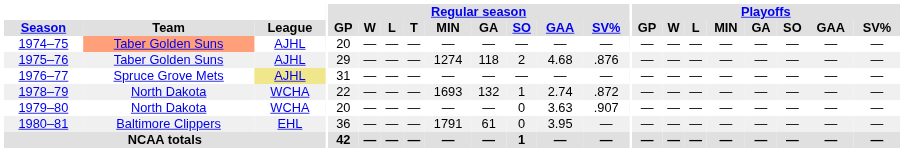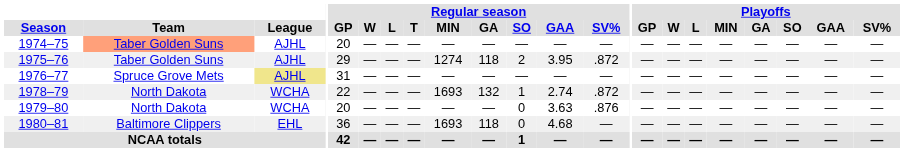(560, 60) 4.68 -> (560, 60) 3.95
(606, 60) .876 -> (606, 60) .872
(606, 108) .907 -> (606, 108) .876
(448, 124) 1791 -> (448, 124) 1693
(489, 124) 61 -> (489, 124) 118
(560, 124) 3.95 -> (560, 124) 4.68
